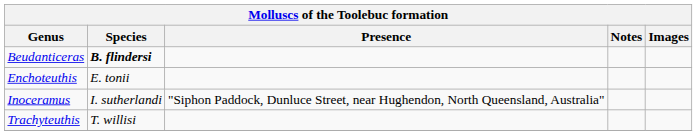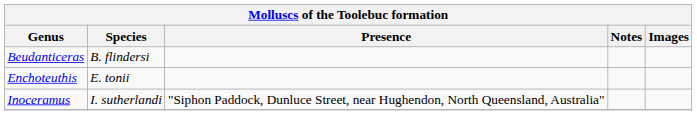(121, 57) bold -> (120, 57) normal
- row: (44, 120)
